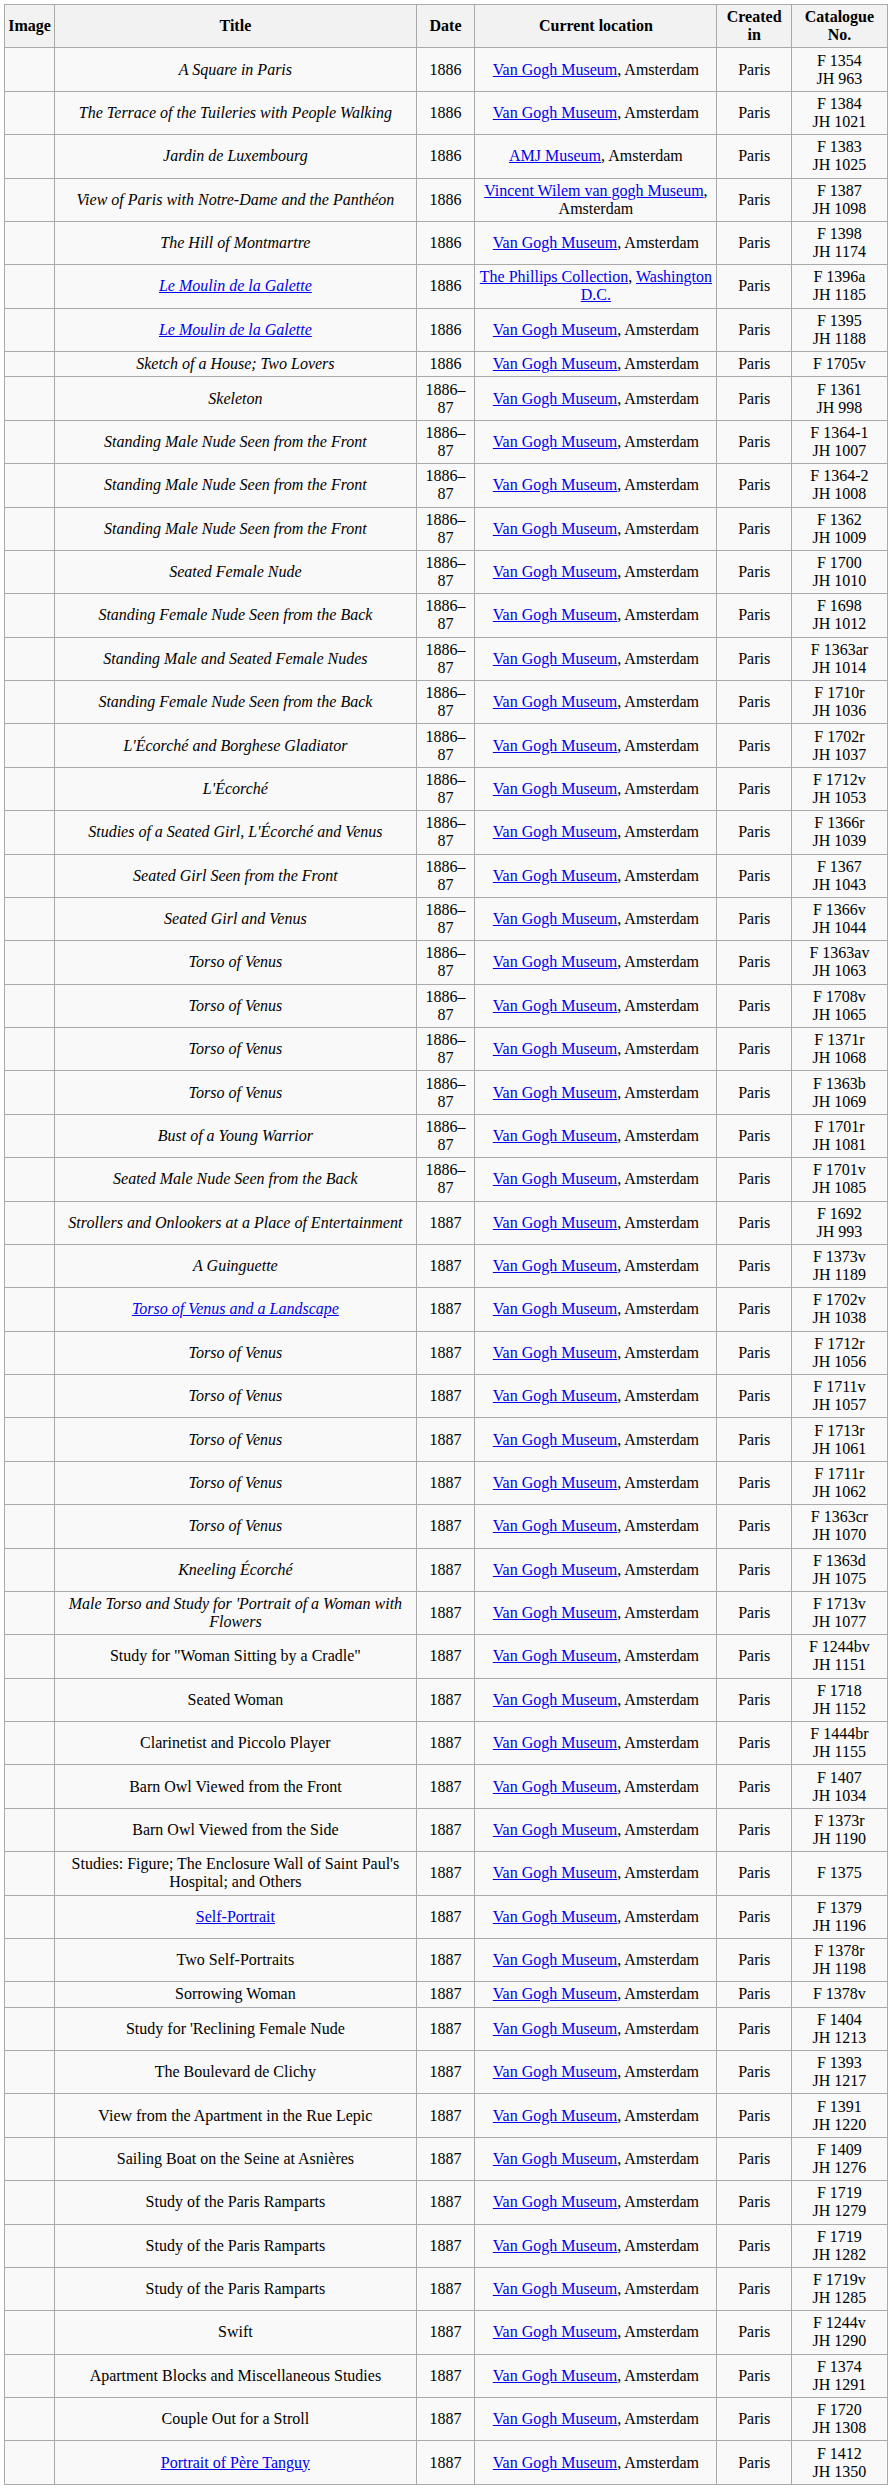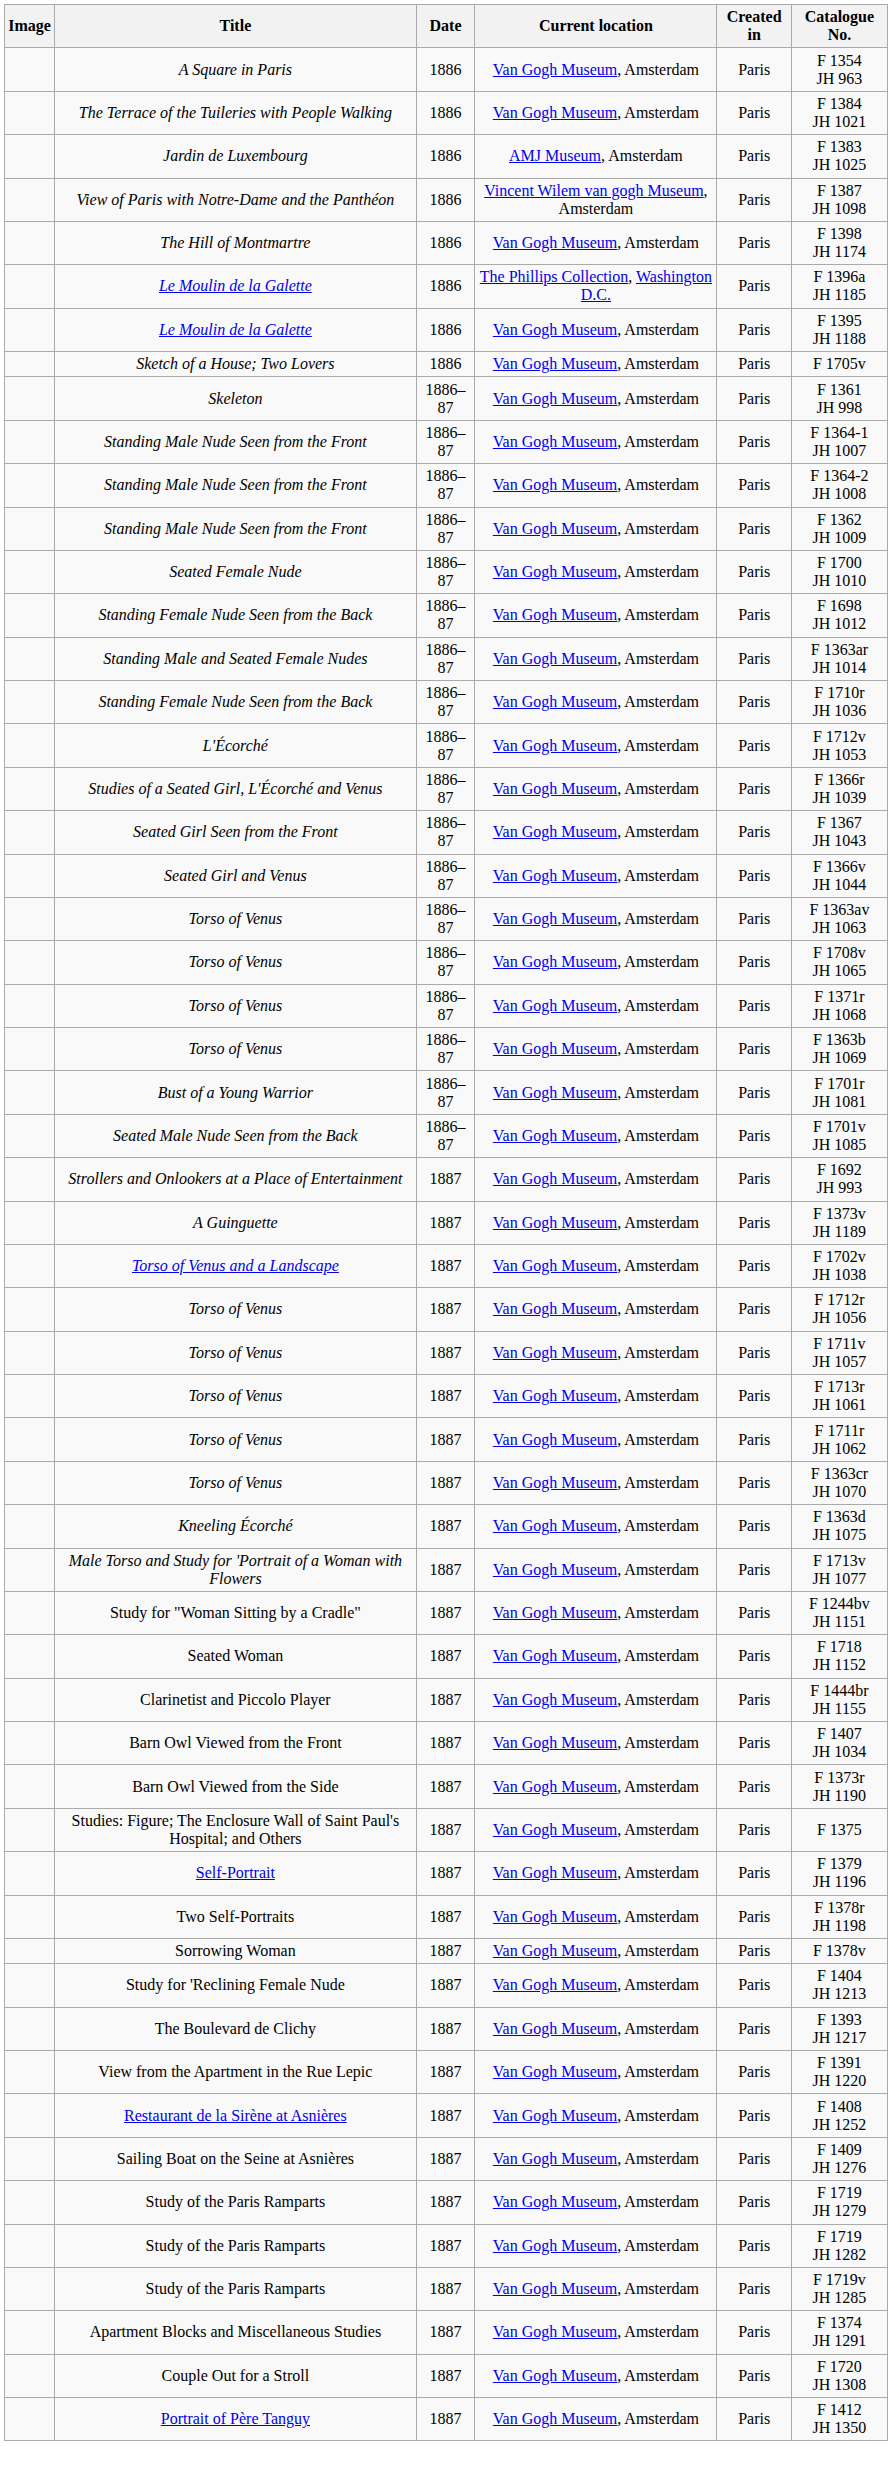- row: (235, 745)
+ row: (235, 2115)
- row: (235, 2332)
